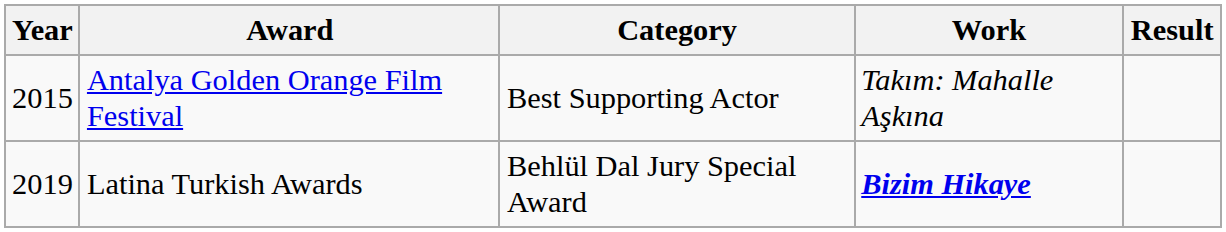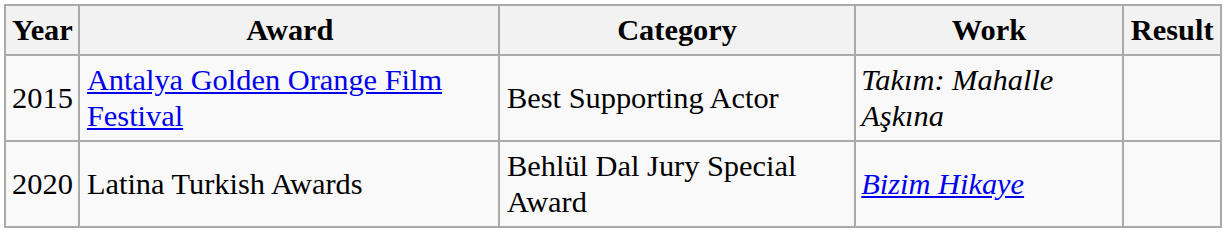(42, 184) 2019 -> (42, 184) 2020
(946, 184) bold -> (943, 184) normal
